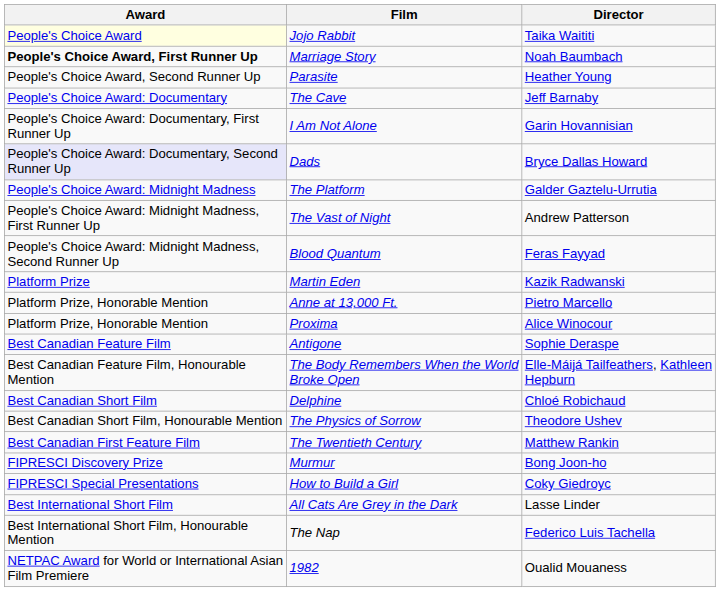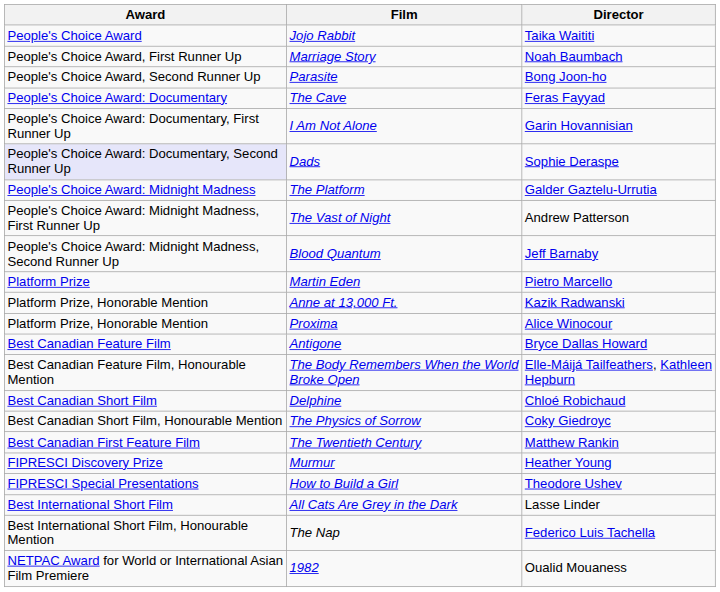(75, 35) lightyellow background -> (75, 35) no background
(133, 56) bold -> (125, 56) normal
(568, 77) Heather Young -> (566, 77) Bong Joon-ho
(562, 98) Jeff Barnaby -> (565, 98) Feras Fayyad
(586, 161) Bryce Dallas Howard -> (572, 161) Sophie Deraspe
(565, 253) Feras Fayyad -> (562, 253) Jeff Barnaby
(575, 282) Kazik Radwanski -> (569, 282) Pietro Marcello
(569, 302) Pietro Marcello -> (575, 302) Kazik Radwanski
(572, 344) Sophie Deraspe -> (586, 344) Bryce Dallas Howard
(573, 421) Theodore Ushev -> (568, 421) Coky Giedroyc
(566, 463) Bong Joon-ho -> (568, 463) Heather Young
(568, 484) Coky Giedroyc -> (573, 484) Theodore Ushev
